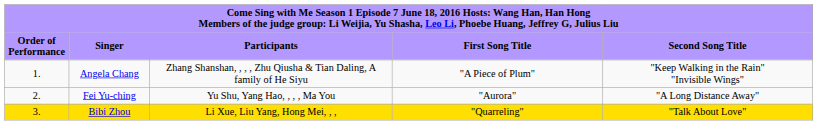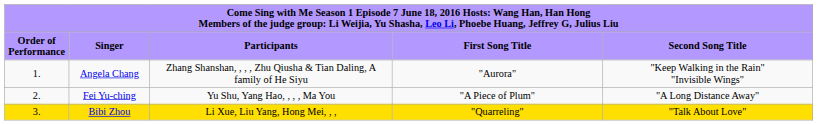(497, 73) "A Piece of Plum" -> (497, 73) "Aurora"
(497, 95) "Aurora" -> (497, 95) "A Piece of Plum"
